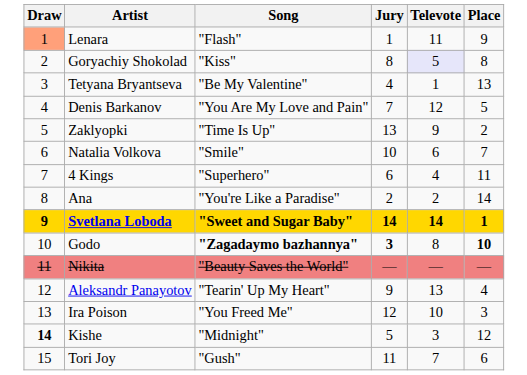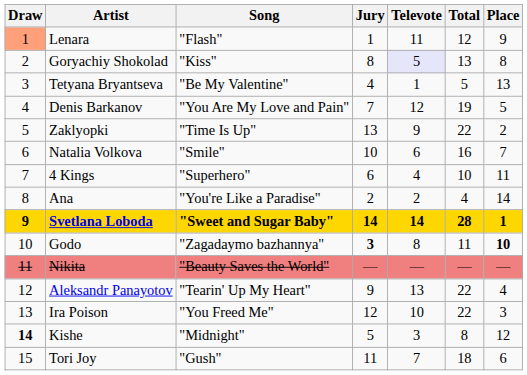+ column: (464, 15)
(278, 244) bold -> (252, 244) normal
